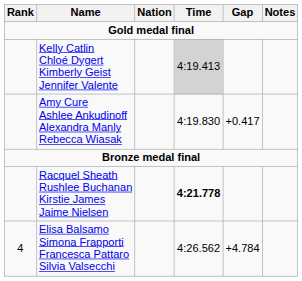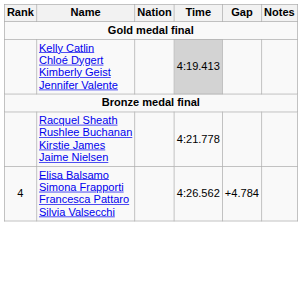- row: (83, 121)
(199, 193) bold -> (198, 139) normal
